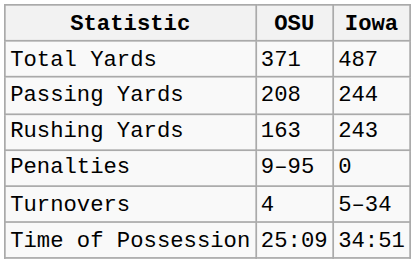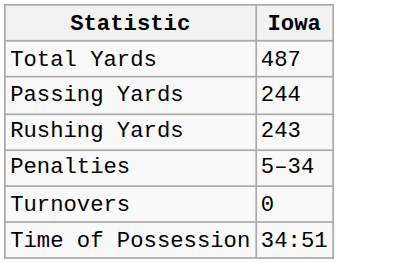- column: (294, 23)
(345, 168) 0 -> (288, 168) 5–34
(365, 204) 5–34 -> (268, 204) 0
